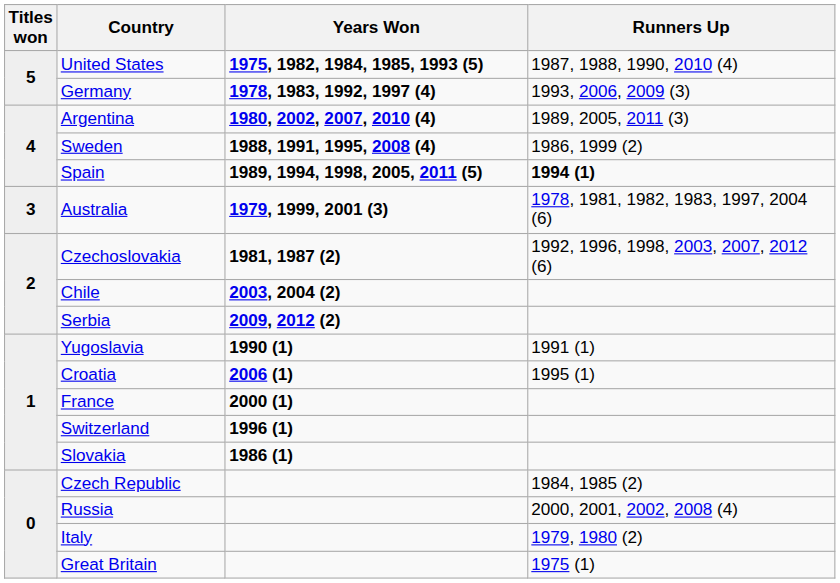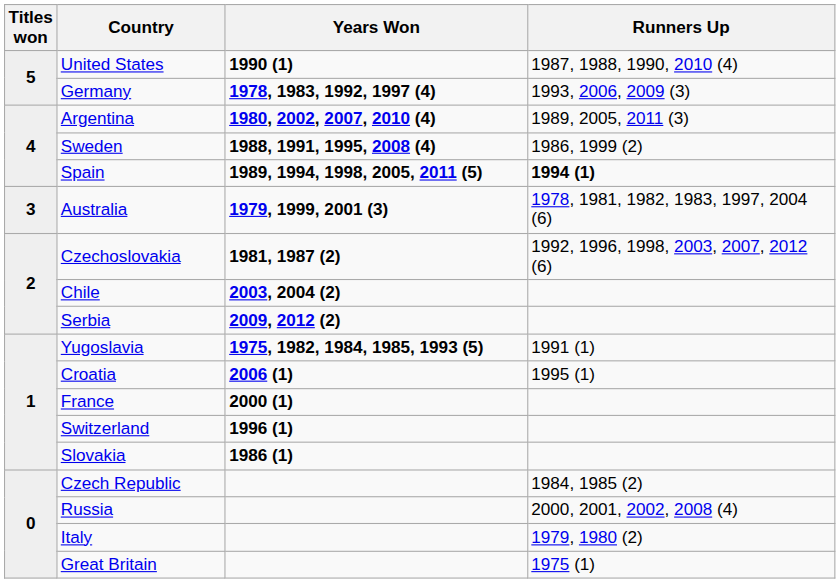(356, 64) 1975, 1982, 1984, 1985, 1993 (5) -> (261, 64) 1990 (1)
(261, 347) 1990 (1) -> (356, 347) 1975, 1982, 1984, 1985, 1993 (5)
